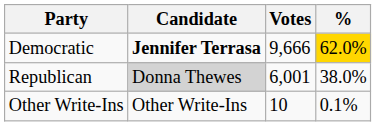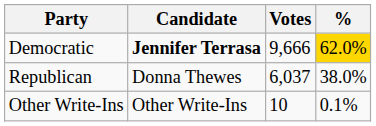(187, 76) lightgrey background -> (187, 76) no background
(290, 76) 6,001 -> (290, 76) 6,037
